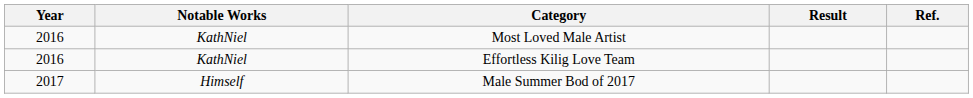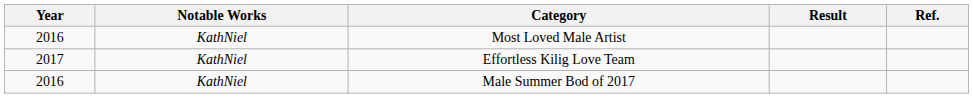(50, 59) 2016 -> (50, 59) 2017
(50, 81) 2017 -> (50, 81) 2016
(222, 81) Himself -> (222, 81) KathNiel
